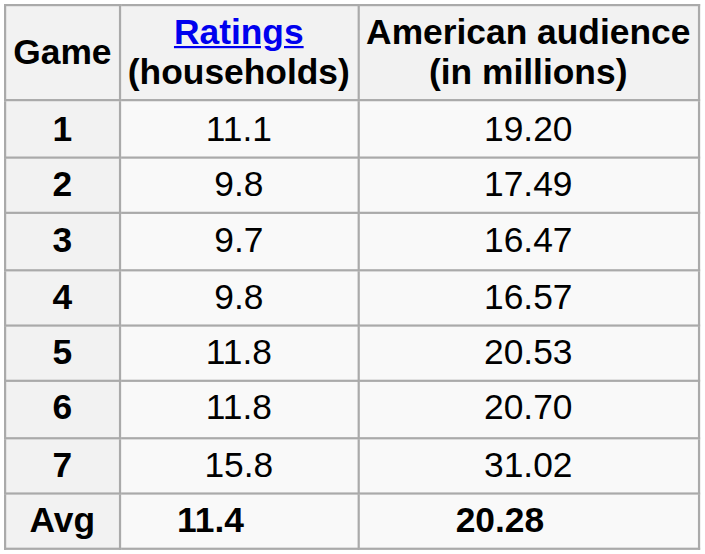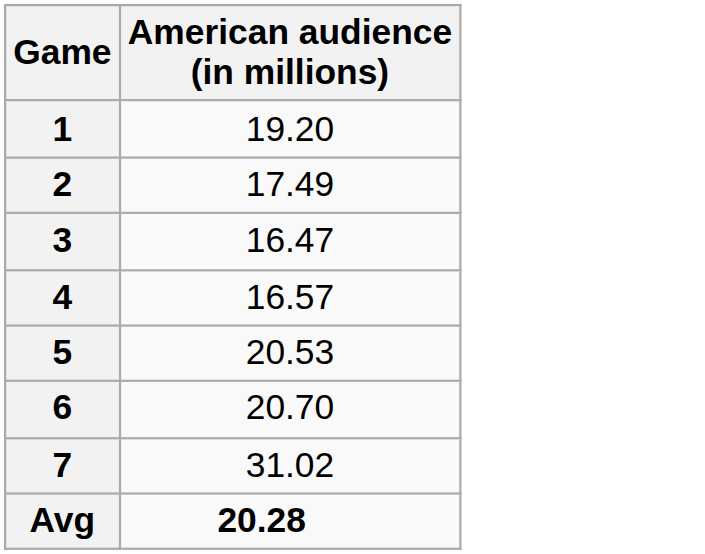- column: (239, 52)
